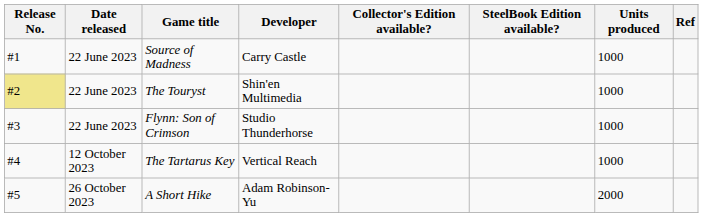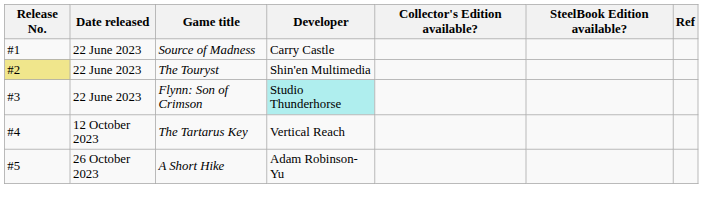- column: (634, 21)
(277, 125) no background -> (306, 97) paleturquoise background
